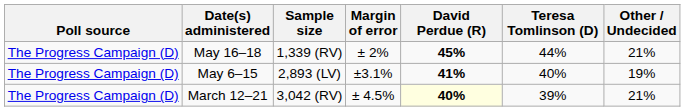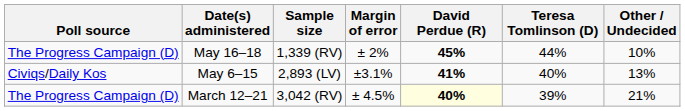(642, 52) 21% -> (642, 52) 10%
(93, 74) The Progress Campaign (D) -> (57, 74) Civiqs/Daily Kos
(642, 74) 19% -> (642, 74) 13%
